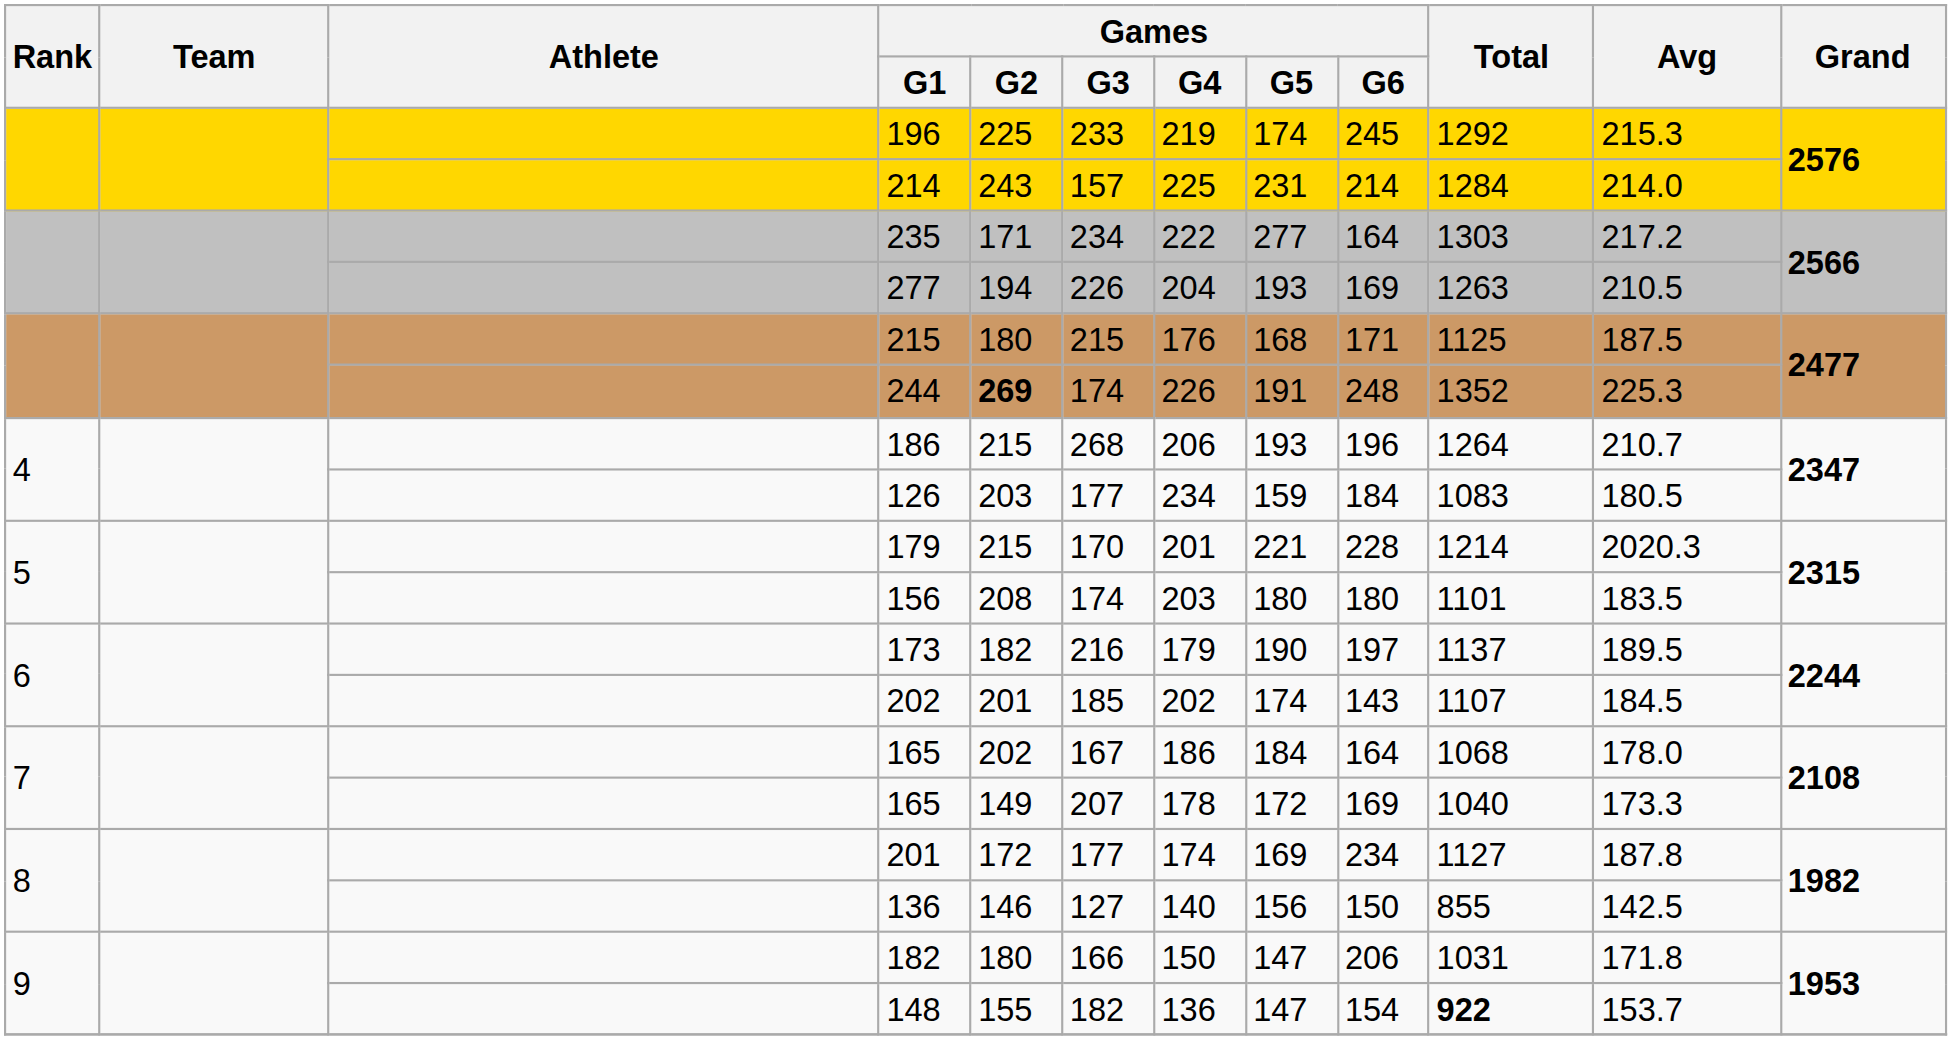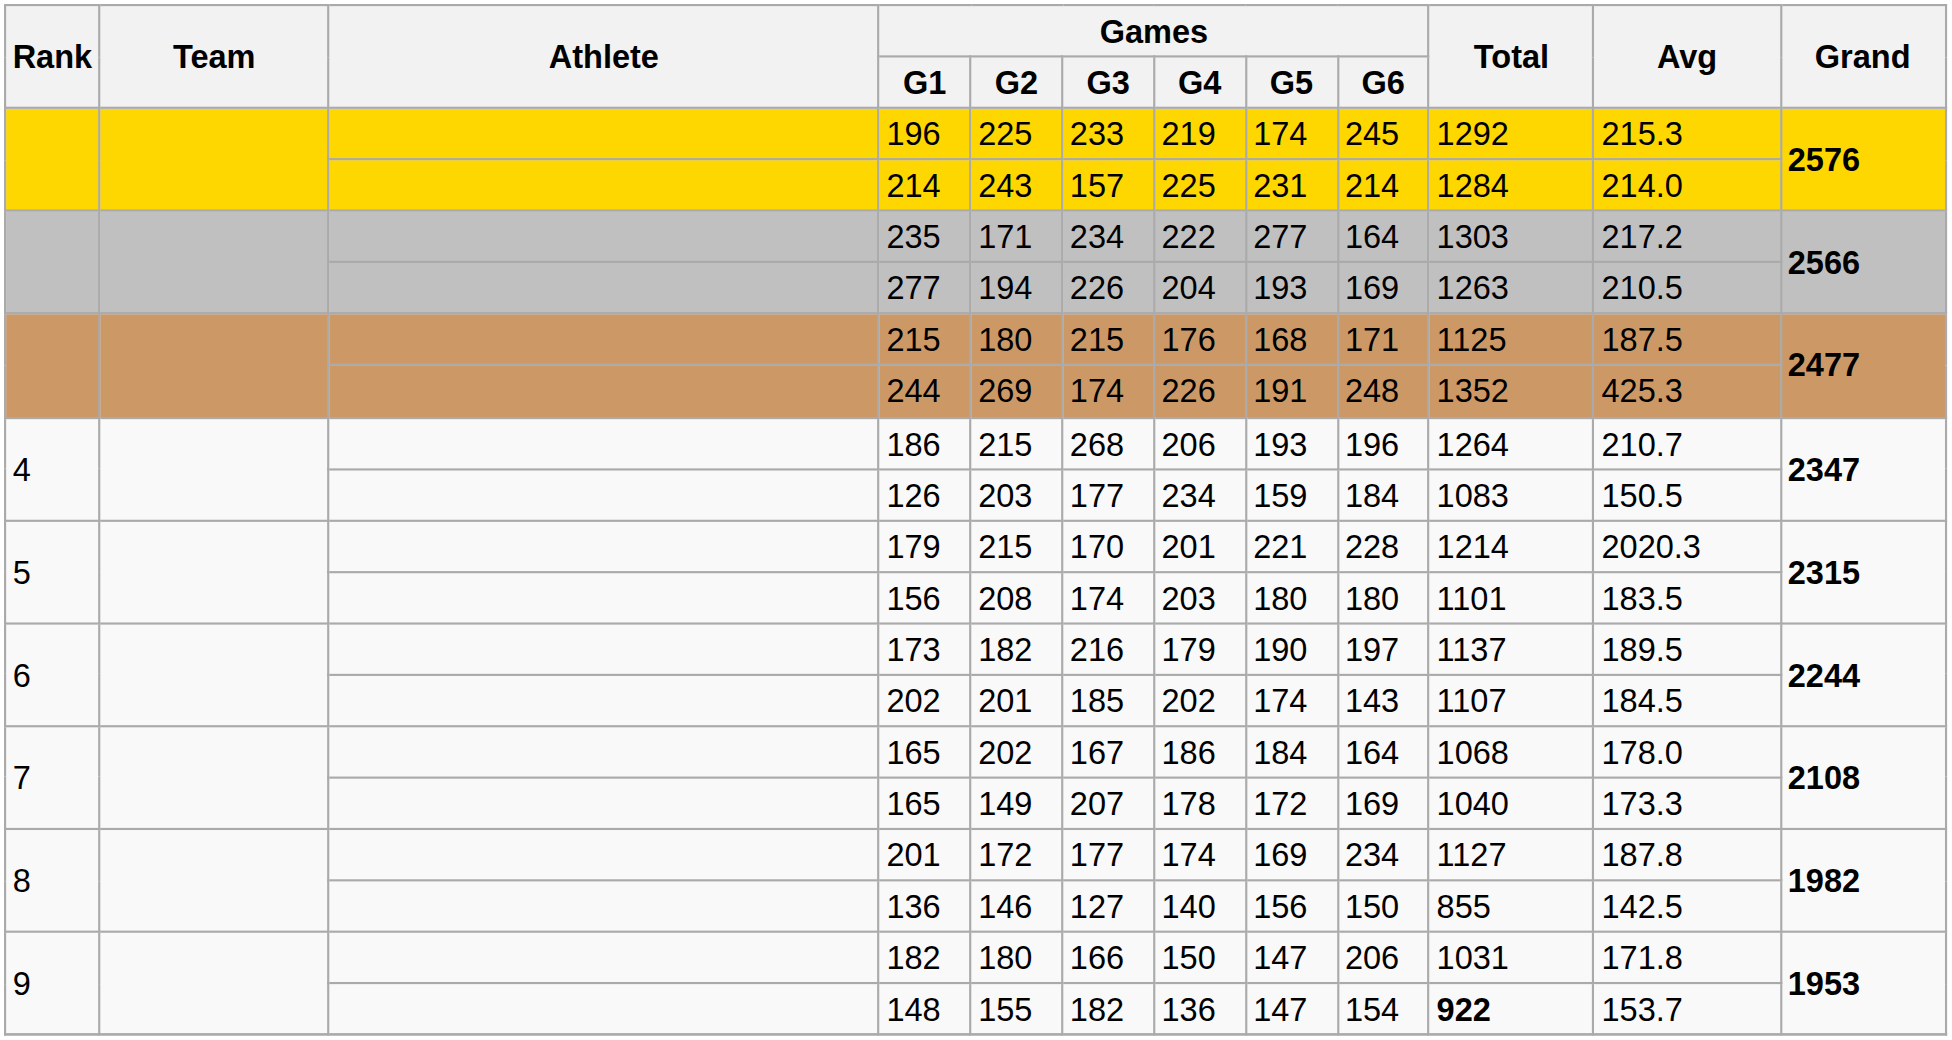(1005, 391) bold -> (1005, 391) normal
(1642, 391) 225.3 -> (1642, 391) 425.3
(1642, 494) 180.5 -> (1642, 494) 150.5
